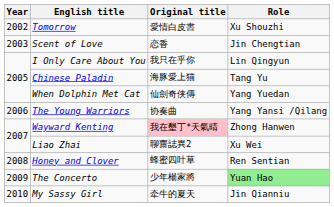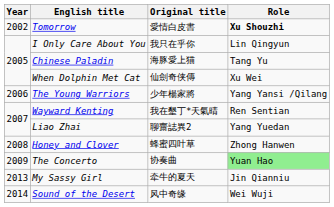(257, 27) normal -> (257, 27) bold
- row: (67, 44)
(260, 94) Yang Yuedan -> (246, 77) Xu Wei
(163, 110) 协奏曲 -> (172, 94) 少年楊家將
(184, 127) pink background -> (184, 110) no background
(262, 127) Zhong Hanwen -> (260, 111) Ren Sentian
(246, 144) Xu Wei -> (260, 127) Yang Yuedan
(260, 161) Ren Sentian -> (262, 144) Zhong Hanwen
(172, 177) 少年楊家將 -> (163, 160) 协奏曲
(17, 194) 2010 -> (17, 178) 2013
+ row: (84, 194)
